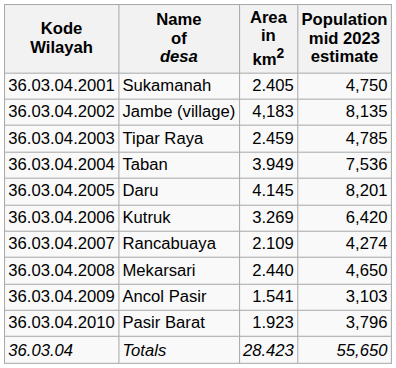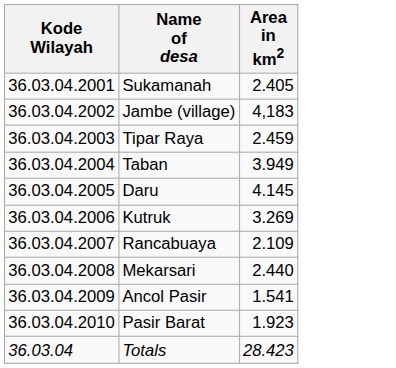- column: (344, 38)
